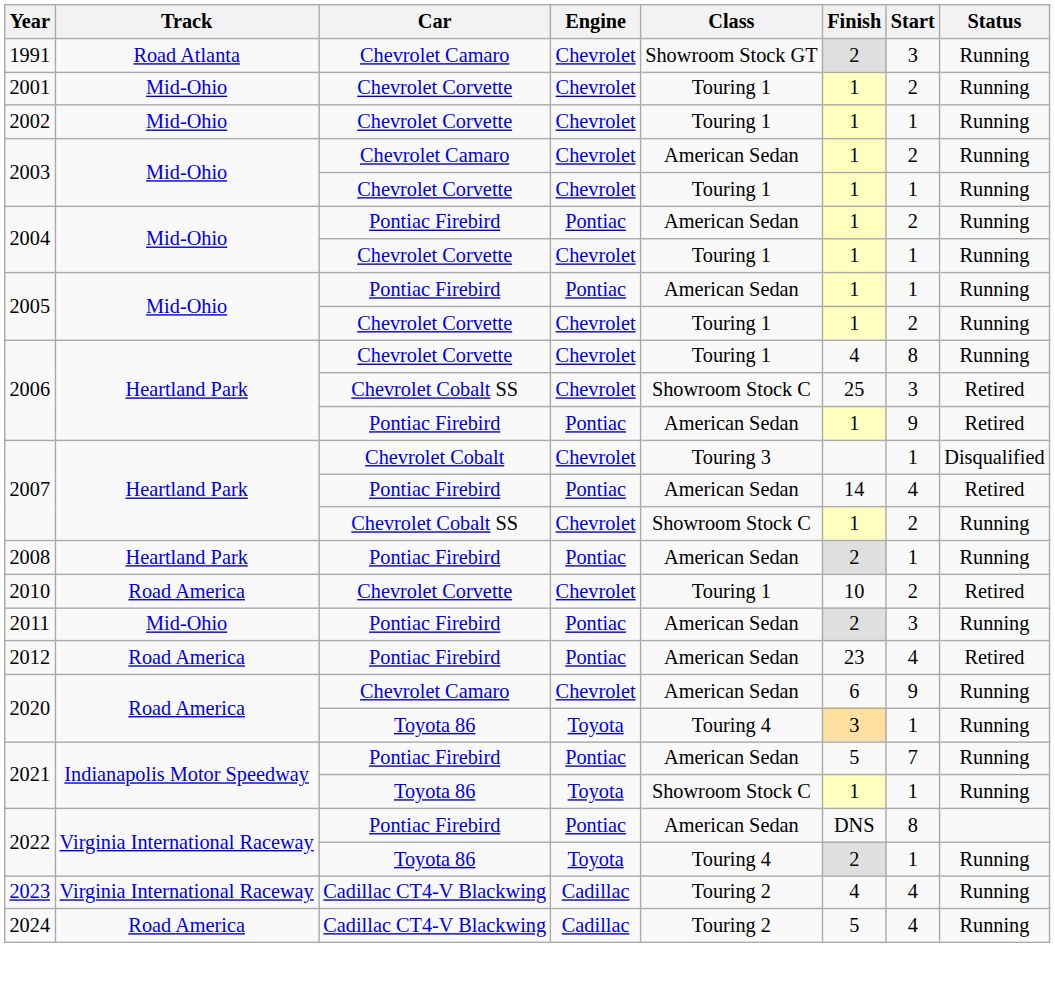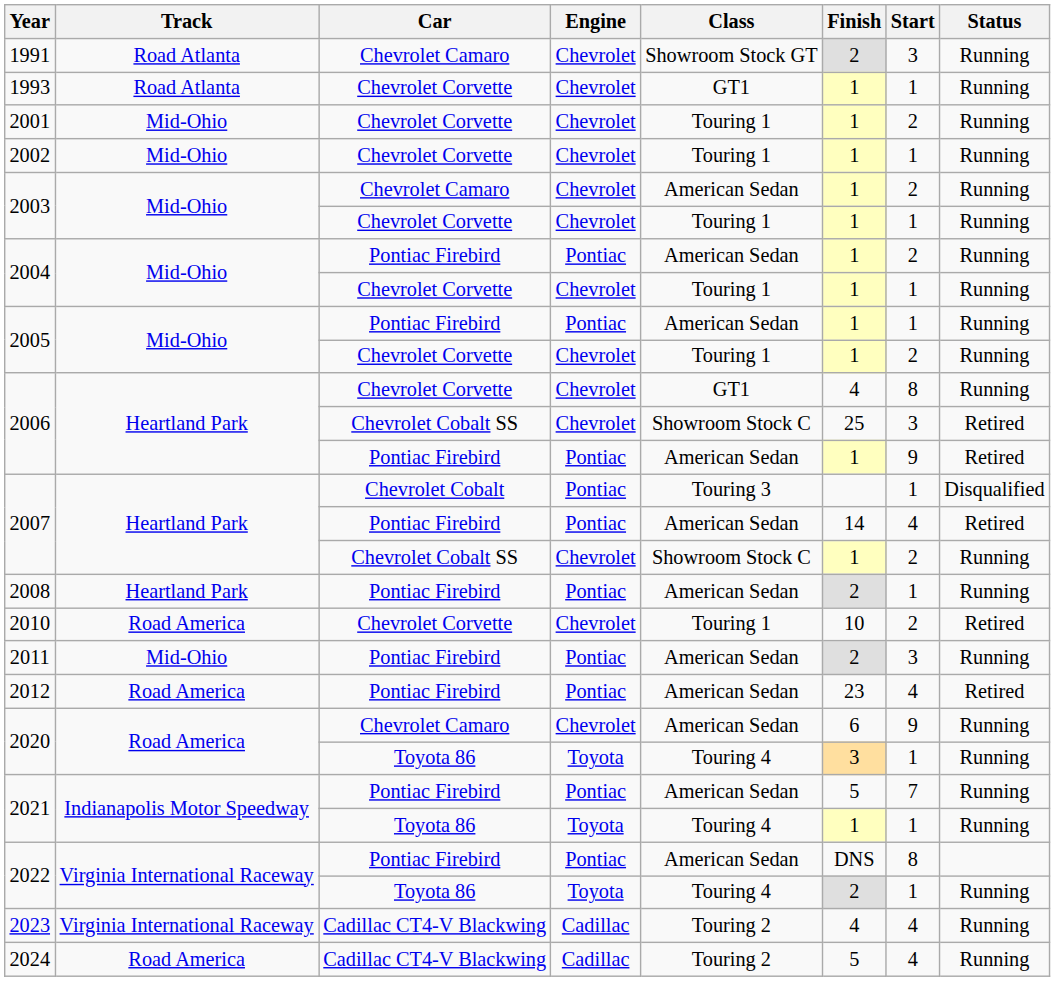+ row: (30, 88)
(731, 356) Touring 1 -> (731, 389) GT1
(596, 456) Chevrolet -> (596, 490) Pontiac
(731, 791) Showroom Stock C -> (731, 825) Touring 4
